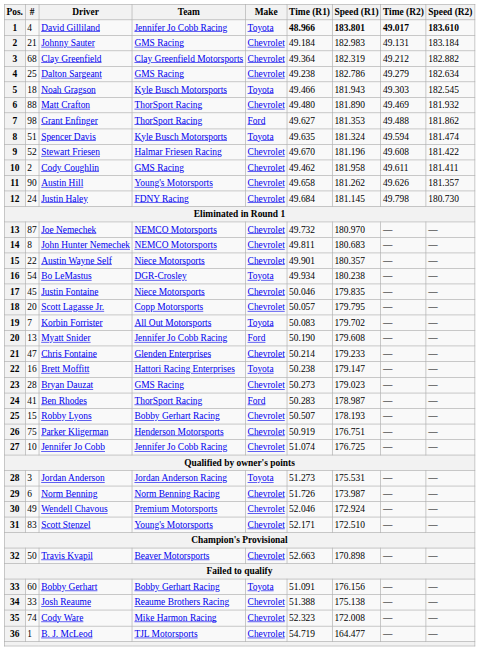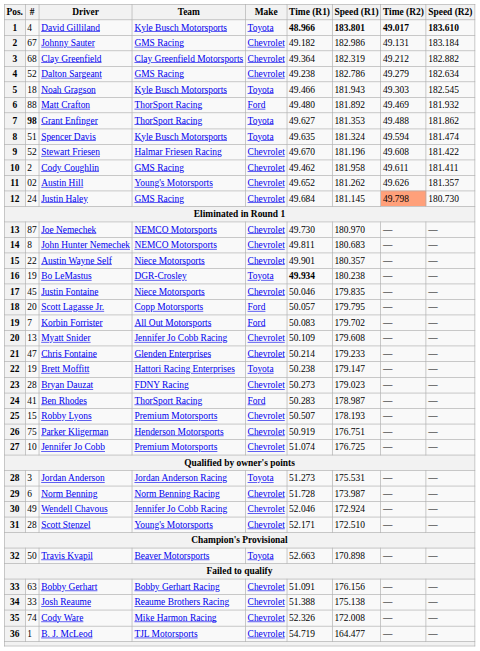(181, 27) Jennifer Jo Cobb Racing -> (181, 27) Kyle Busch Motorsports
(32, 43) 21 -> (32, 43) 67
(302, 43) 49.184 -> (302, 43) 49.182
(350, 43) 182.983 -> (350, 43) 182.986
(32, 74) 25 -> (32, 74) 52
(266, 105) Chevrolet -> (257, 105) Ford
(350, 105) 181.890 -> (350, 105) 181.892
(32, 121) normal -> (32, 121) bold
(257, 121) Ford -> (261, 121) Toyota
(32, 183) 90 -> (32, 183) 02
(302, 183) 49.658 -> (302, 183) 49.652
(162, 198) FDNY Racing -> (159, 198) GMS Racing
(396, 198) no background -> (396, 198) lightsalmon background
(302, 229) 49.732 -> (302, 229) 49.730
(32, 276) 54 -> (32, 276) 19
(302, 276) normal -> (302, 276) bold
(266, 307) Chevrolet -> (257, 307) Ford
(261, 323) Toyota -> (257, 323) Ford
(257, 338) Ford -> (266, 338) Chevrolet
(302, 338) 50.190 -> (302, 338) 50.109
(32, 369) 16 -> (32, 369) 19
(159, 385) GMS Racing -> (162, 385) FDNY Racing
(177, 416) Bobby Gerhart Racing -> (176, 416) Premium Motorsports
(181, 447) Jennifer Jo Cobb Racing -> (176, 447) Premium Motorsports
(302, 494) 51.726 -> (302, 494) 51.728
(176, 509) Premium Motorsports -> (181, 509) Jennifer Jo Cobb Racing
(32, 525) 83 -> (32, 525) 28
(266, 556) Chevrolet -> (261, 556) Toyota
(32, 587) 60 -> (32, 587) 63
(261, 587) Toyota -> (266, 587) Chevrolet
(302, 618) 52.323 -> (302, 618) 52.326
